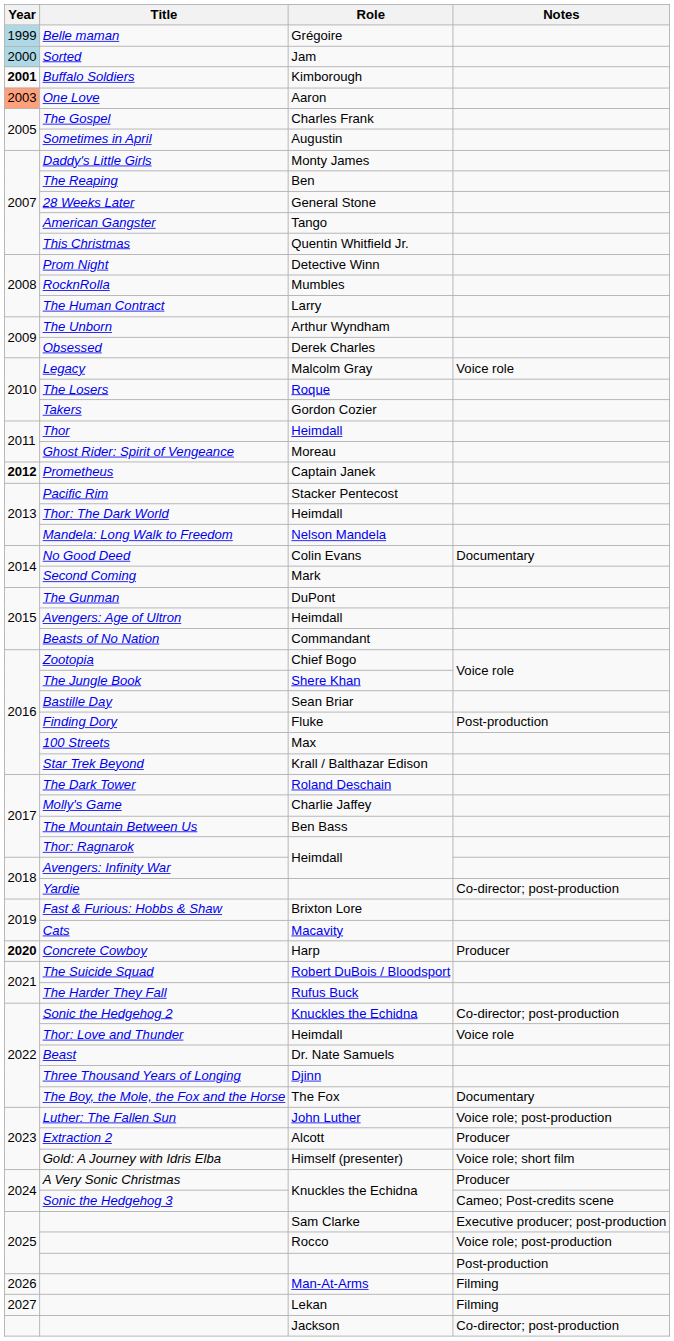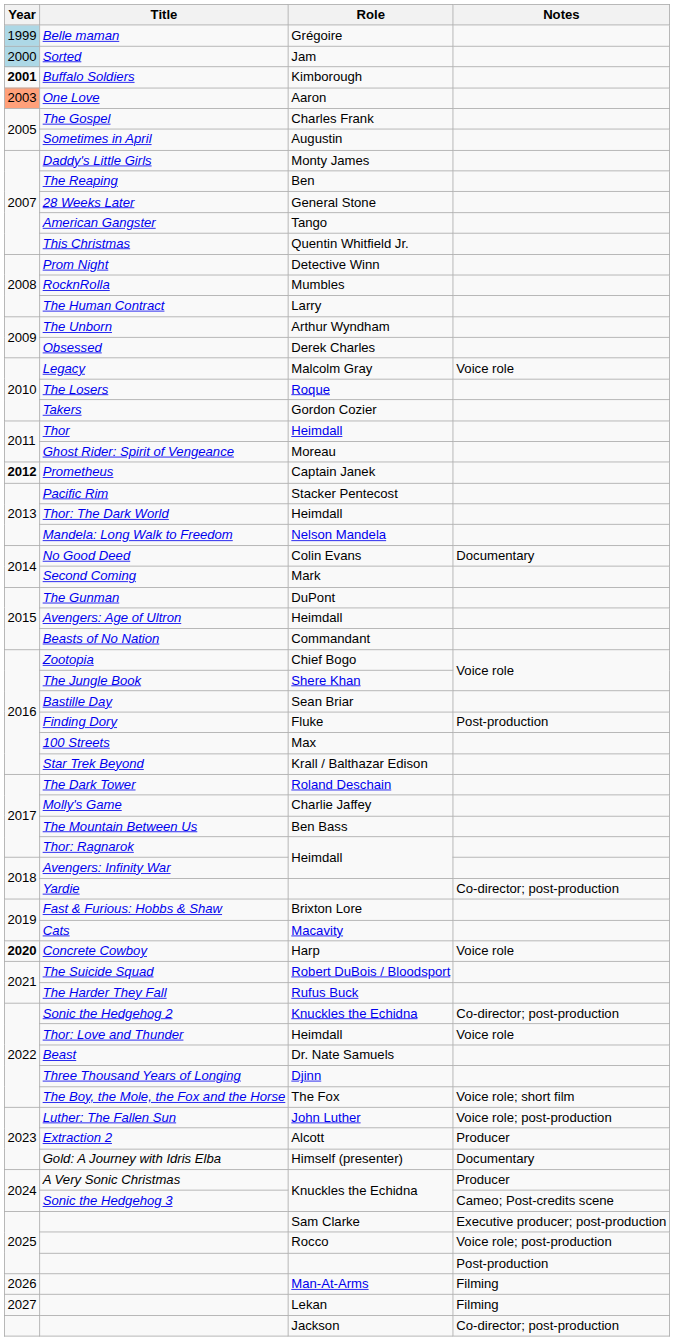(483, 951) Producer -> (485, 951) Voice role
(495, 1096) Documentary -> (515, 1096) Voice role; short film
(515, 1159) Voice role; short film -> (495, 1159) Documentary
